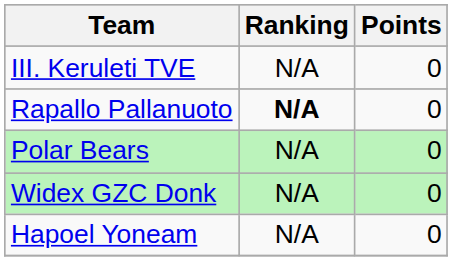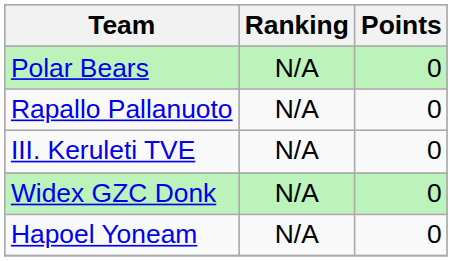rows swapped: (103, 67) <-> (80, 151)
(297, 109) bold -> (297, 109) normal
